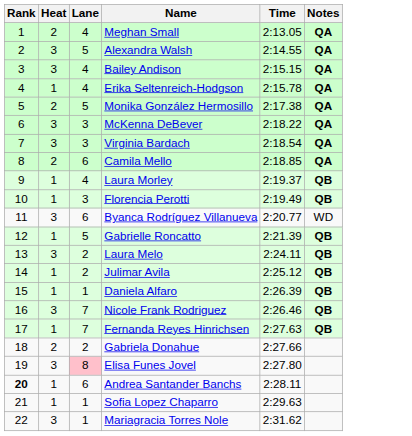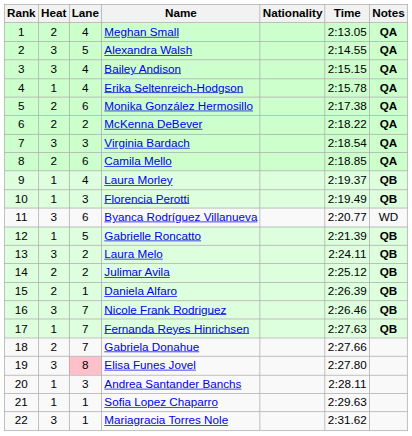+ column: (293, 13)
(85, 106) 5 -> (85, 106) 6
(54, 124) 3 -> (54, 124) 2
(85, 124) 3 -> (85, 124) 2
(54, 273) 1 -> (54, 273) 2
(54, 291) 1 -> (54, 291) 2
(85, 347) 2 -> (85, 347) 7
(21, 384) bold -> (21, 384) normal
(85, 384) 6 -> (85, 384) 3
